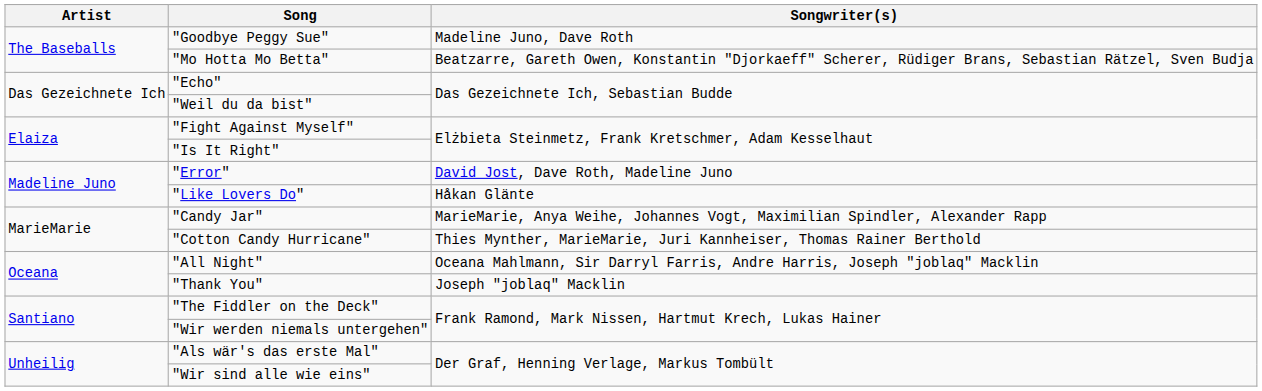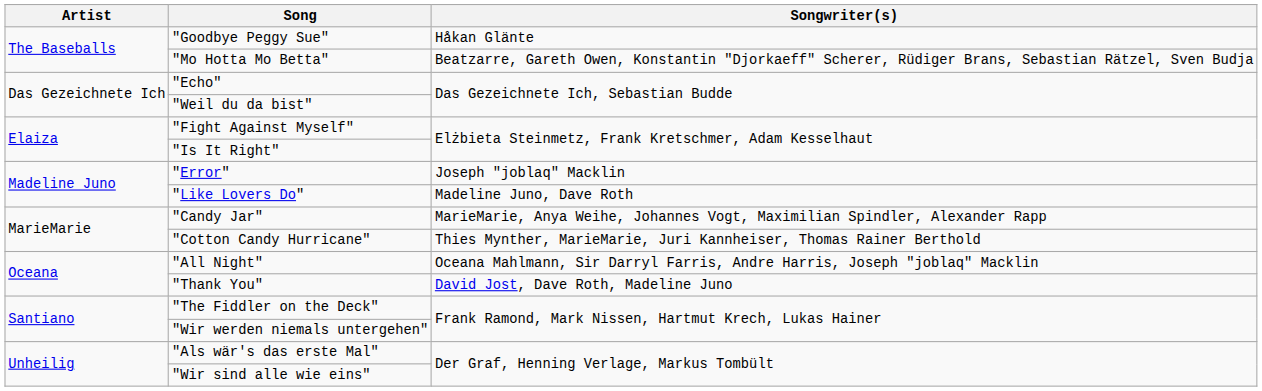(534, 38) Madeline Juno, Dave Roth -> (485, 38) Håkan Glänte
(584, 173) David Jost, Dave Roth, Madeline Juno -> (530, 173) Joseph "joblaq" Macklin
(485, 195) Håkan Glänte -> (534, 195) Madeline Juno, Dave Roth
(530, 285) Joseph "joblaq" Macklin -> (584, 285) David Jost, Dave Roth, Madeline Juno
